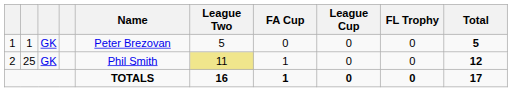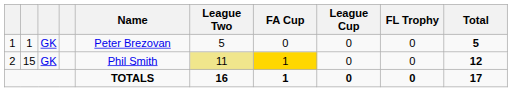(29, 61) 25 -> (29, 61) 15
(285, 61) no background -> (285, 61) gold background
